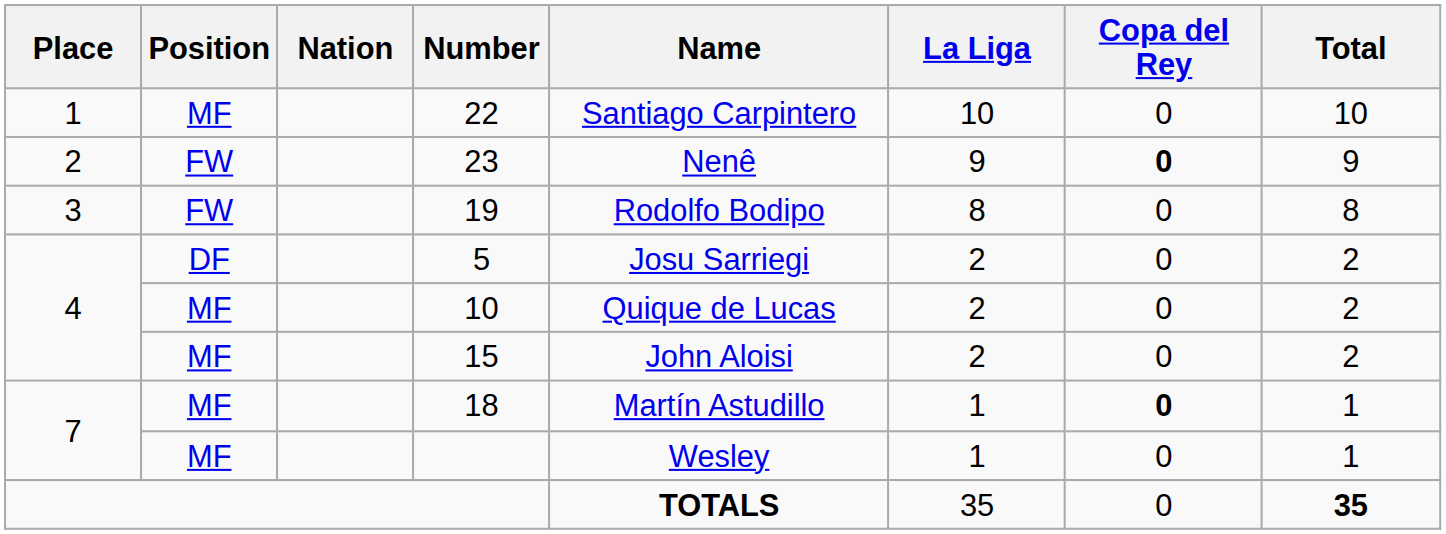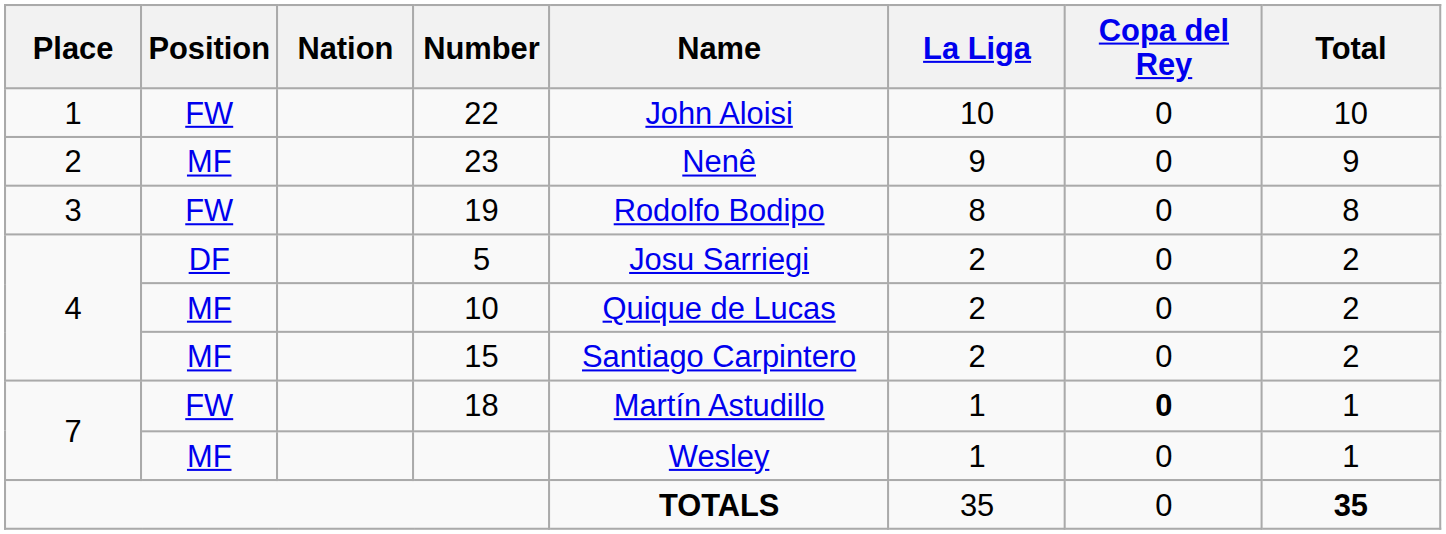(209, 113) MF -> (209, 113) FW
(719, 113) Santiago Carpintero -> (719, 113) John Aloisi
(209, 162) FW -> (209, 162) MF
(1164, 162) bold -> (1164, 162) normal
(719, 357) John Aloisi -> (719, 357) Santiago Carpintero
(209, 406) MF -> (209, 406) FW
